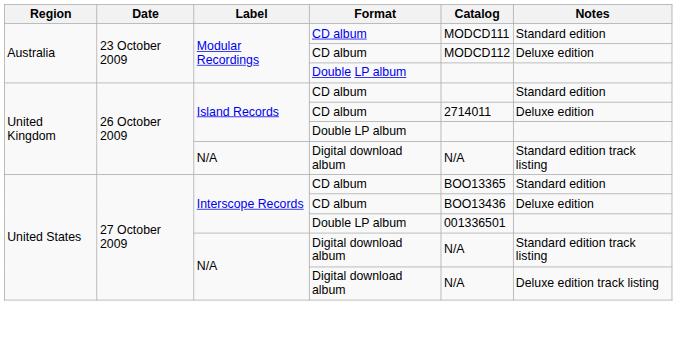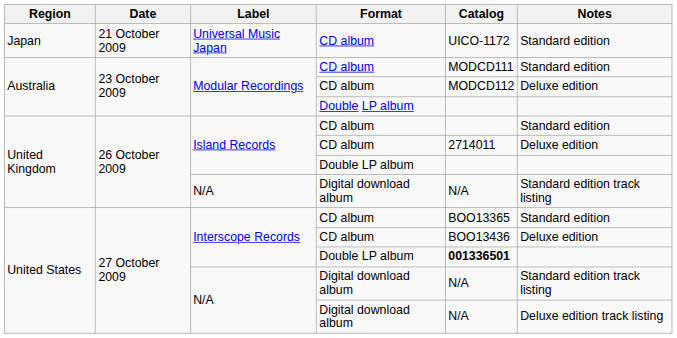+ row: (237, 40)
(475, 223) normal -> (479, 256) bold
